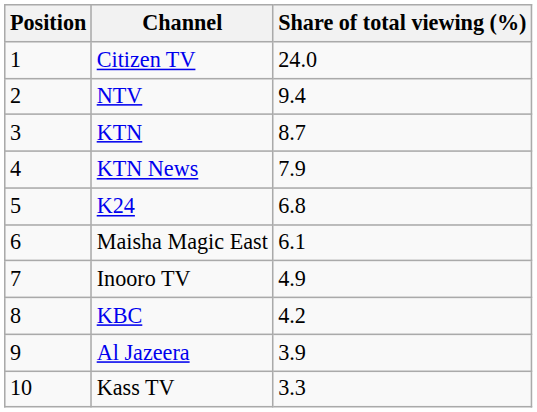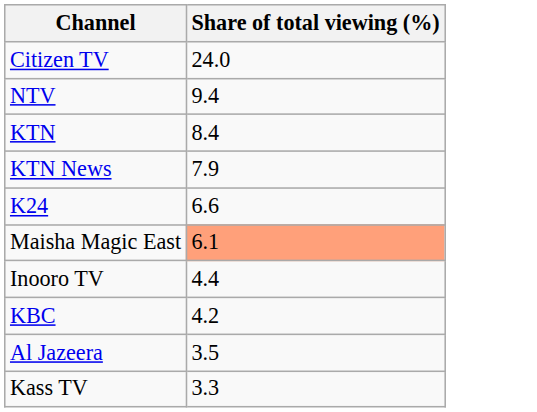- column: (48, 23)
(292, 132) 8.7 -> (205, 132) 8.4
(292, 206) 6.8 -> (205, 206) 6.6
(292, 242) no background -> (205, 242) lightsalmon background
(292, 279) 4.9 -> (205, 279) 4.4
(292, 352) 3.9 -> (205, 352) 3.5
